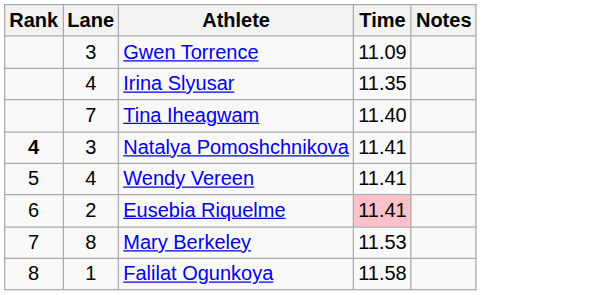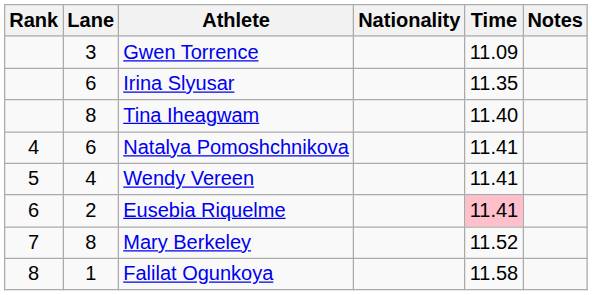+ column: (409, 20)
(91, 83) 4 -> (91, 83) 6
(91, 115) 7 -> (91, 115) 8
(34, 147) bold -> (34, 147) normal
(91, 147) 3 -> (91, 147) 6
(382, 242) 11.53 -> (494, 242) 11.52
